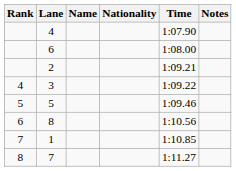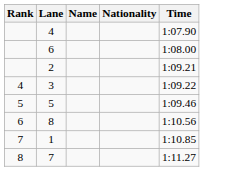- column: (215, 13)
